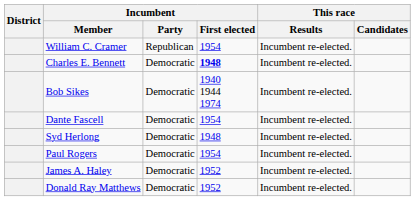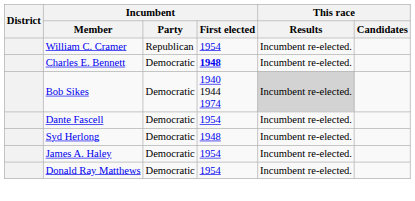(306, 91) no background -> (306, 91) lightgrey background
- row: (71, 153)
(210, 170) 1952 -> (210, 153) 1954
(210, 187) 1952 -> (210, 170) 1954
